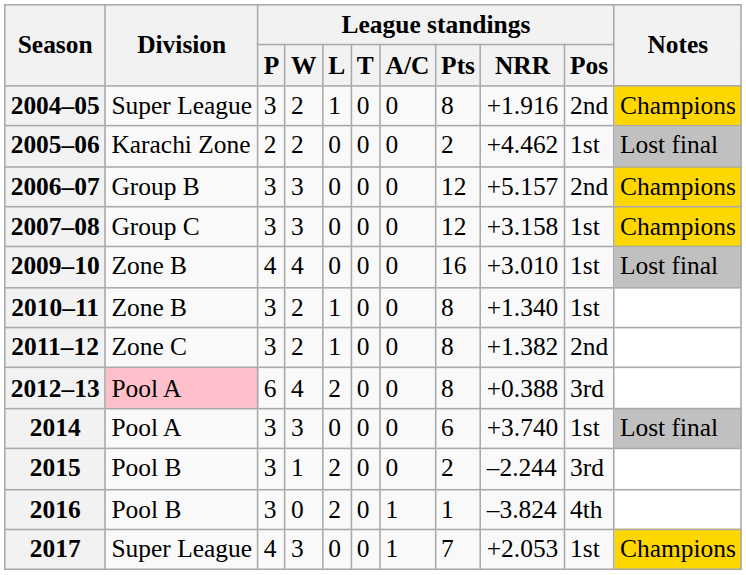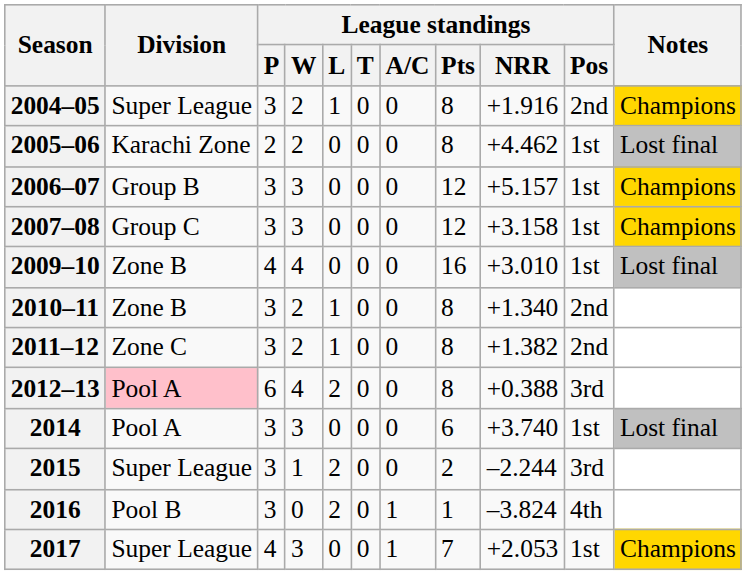(447, 145) 2 -> (447, 145) 8
(589, 186) 2nd -> (585, 186) 1st
(585, 307) 1st -> (589, 307) 2nd
(146, 468) Pool B -> (182, 468) Super League
